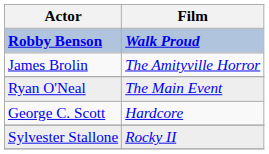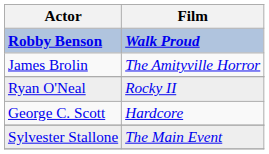(174, 88) The Main Event -> (151, 88) Rocky II
(151, 137) Rocky II -> (174, 137) The Main Event
